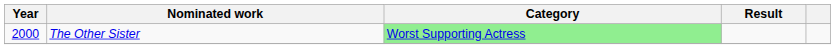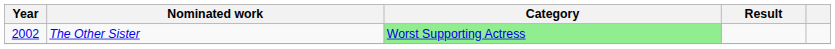(25, 33) 2000 -> (25, 33) 2002
